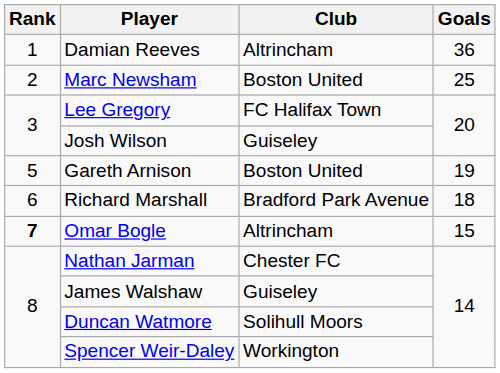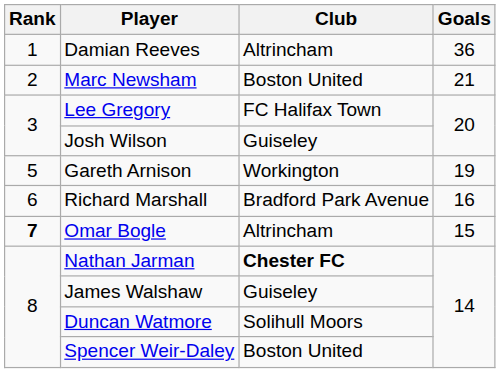(464, 79) 25 -> (464, 79) 21
(303, 170) Boston United -> (291, 170) Workington
(464, 200) 18 -> (464, 200) 16
(292, 261) normal -> (294, 261) bold
(291, 351) Workington -> (303, 351) Boston United
